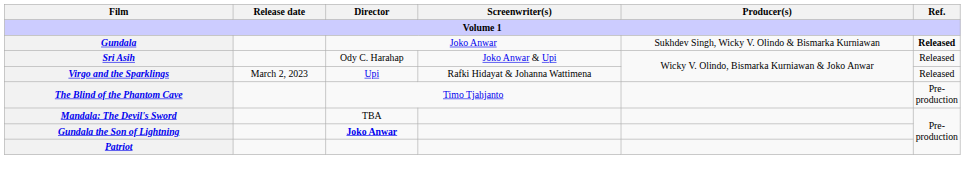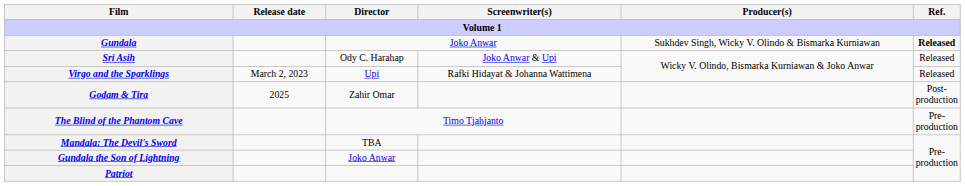+ row: (119, 95)
(372, 131) bold -> (372, 158) normal
